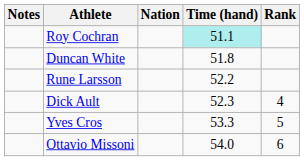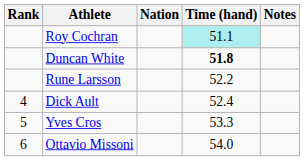columns swapped: (280, 15) <-> (24, 15)
(222, 58) normal -> (221, 58) bold
(222, 101) 52.3 -> (221, 101) 52.4
